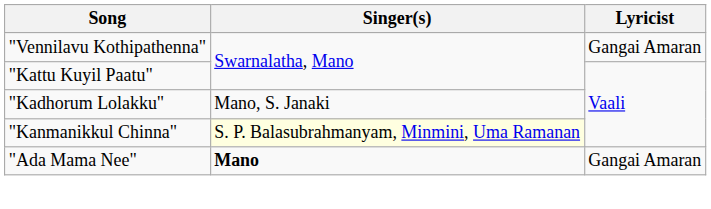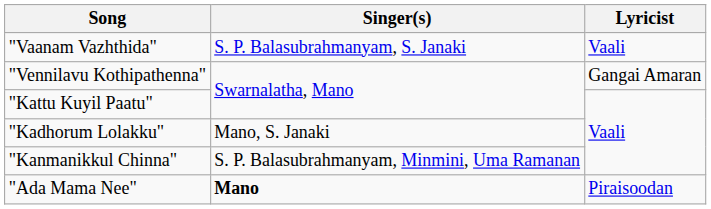+ row: (83, 47)
(397, 132) lightyellow background -> (397, 160) no background
(645, 160) Gangai Amaran -> (631, 189) Piraisoodan
